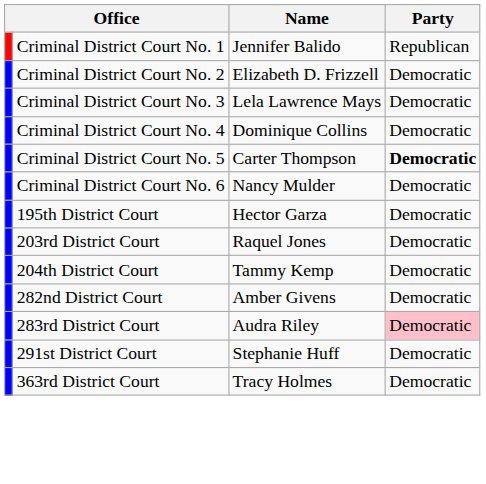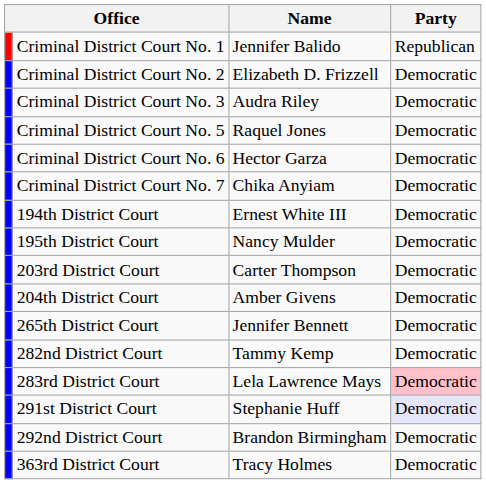(307, 102) Lela Lawrence Mays -> (276, 102) Audra Riley
- row: (121, 130)
(294, 158) Carter Thompson -> (279, 130) Raquel Jones
(433, 158) bold -> (436, 130) normal
(284, 185) Nancy Mulder -> (280, 158) Hector Garza
+ row: (121, 185)
+ row: (88, 213)
(280, 213) Hector Garza -> (284, 241) Nancy Mulder
(279, 241) Raquel Jones -> (294, 269) Carter Thompson
(283, 269) Tammy Kemp -> (284, 297) Amber Givens
+ row: (88, 325)
(284, 297) Amber Givens -> (283, 353) Tammy Kemp
(276, 325) Audra Riley -> (307, 381) Lela Lawrence Mays
(430, 353) no background -> (436, 409) lavender background
+ row: (90, 437)
